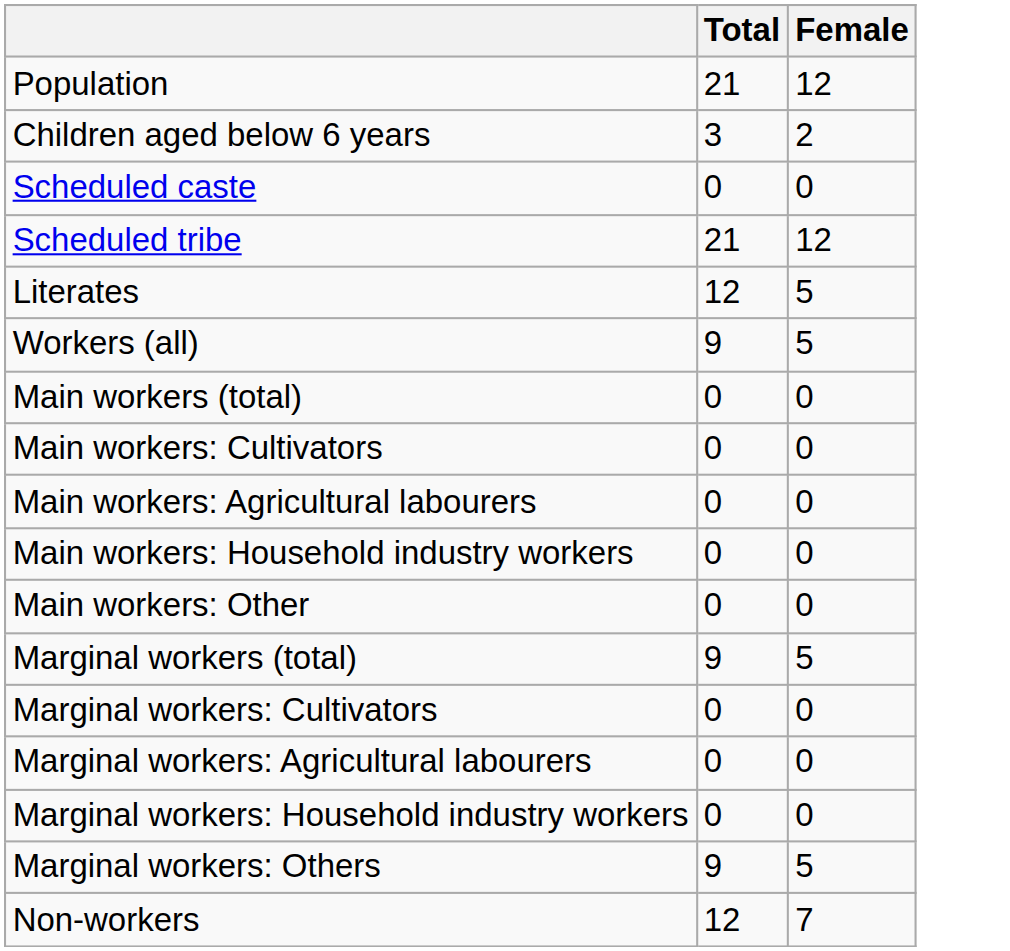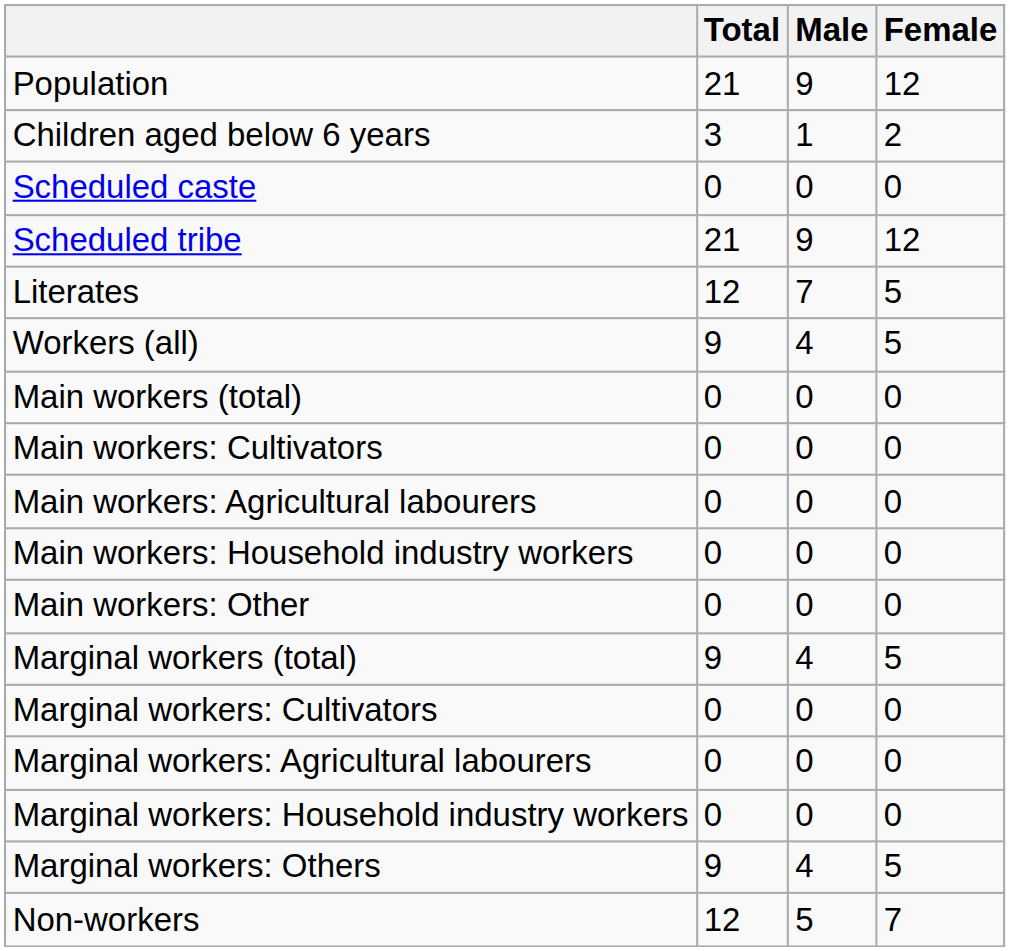+ column: (832, 30)
